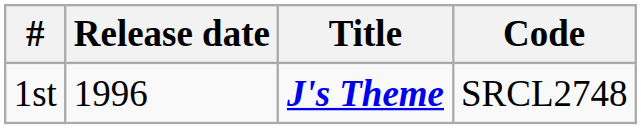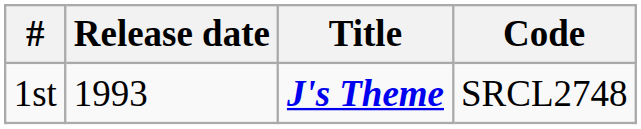(111, 92) 1996 -> (111, 92) 1993
